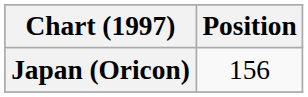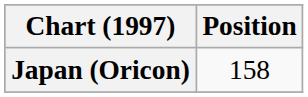(250, 69) 156 -> (250, 69) 158
